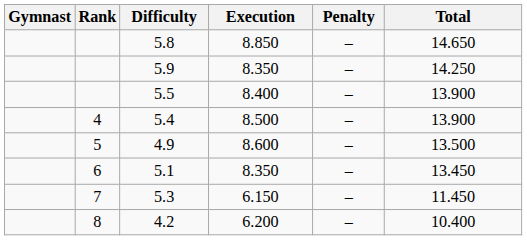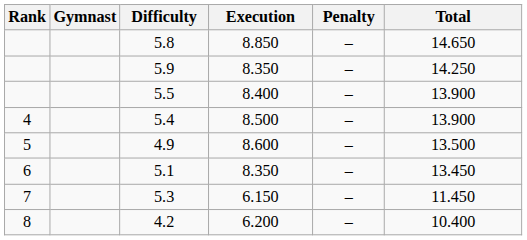columns swapped: (97, 17) <-> (40, 17)
